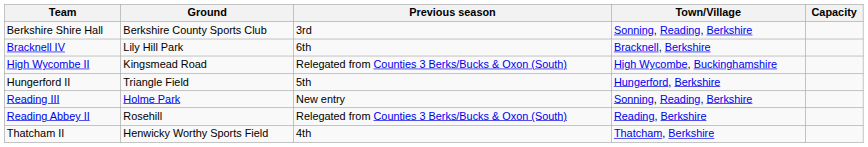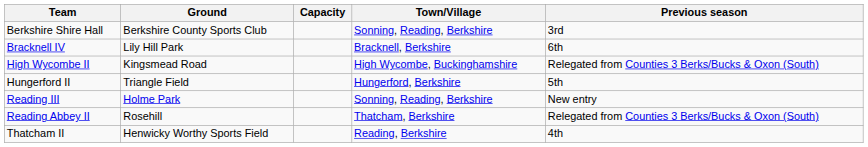columns swapped: (834, 13) <-> (452, 13)
(660, 116) Reading, Berkshire -> (404, 116) Thatcham, Berkshire
(664, 133) Thatcham, Berkshire -> (400, 133) Reading, Berkshire
